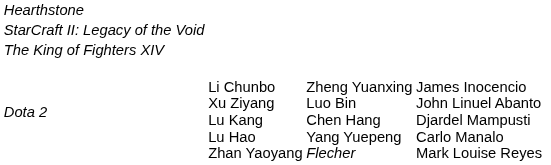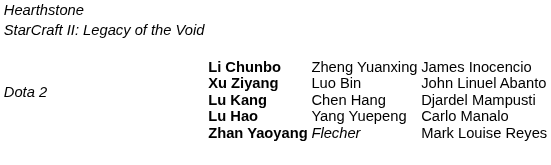- row: (84, 50)
(255, 120) normal -> (258, 100) bold
